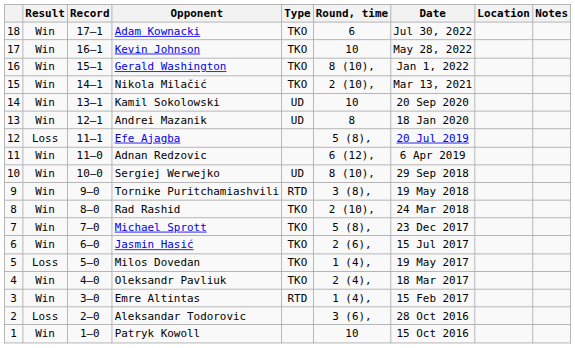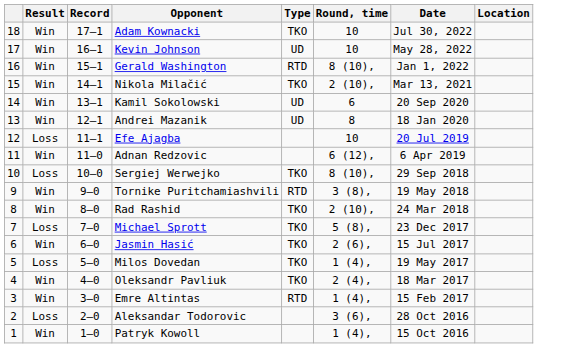- column: (552, 13)
(352, 31) 6 -> (352, 31) 10
(297, 49) TKO -> (297, 49) UD
(297, 67) TKO -> (297, 67) RTD
(352, 102) 10 -> (352, 102) 6
(352, 138) 5 (8), -> (352, 138) 10
(45, 173) Win -> (45, 173) Loss
(297, 173) UD -> (297, 173) TKO
(45, 227) Win -> (45, 227) Loss
(352, 334) 10 -> (352, 334) 1 (4),
